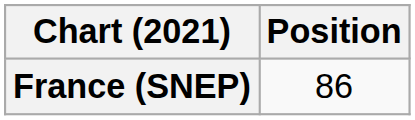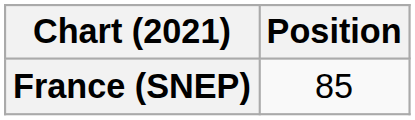(334, 85) 86 -> (334, 85) 85
